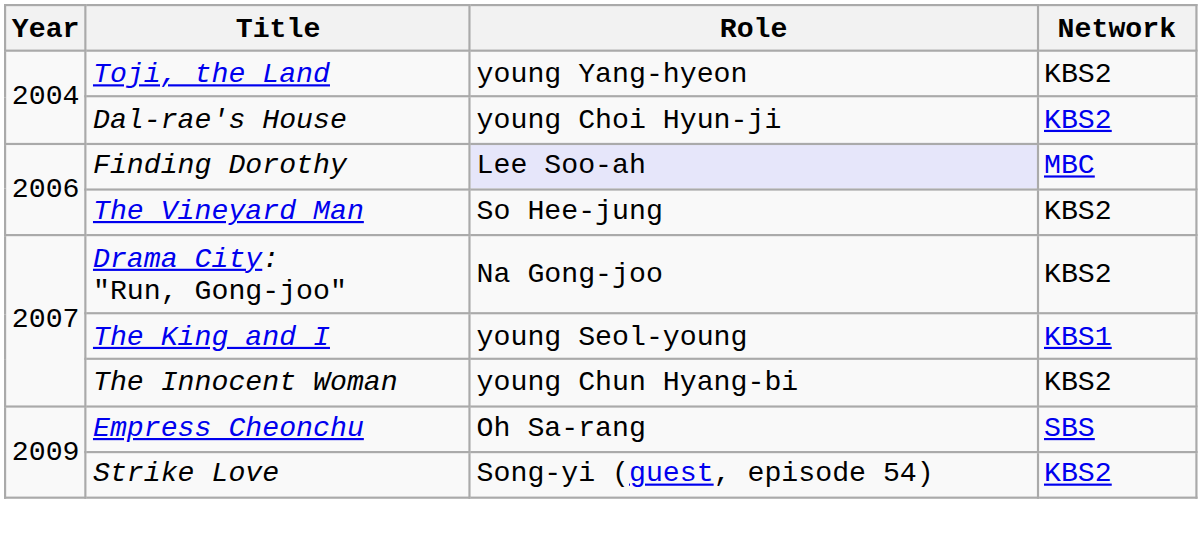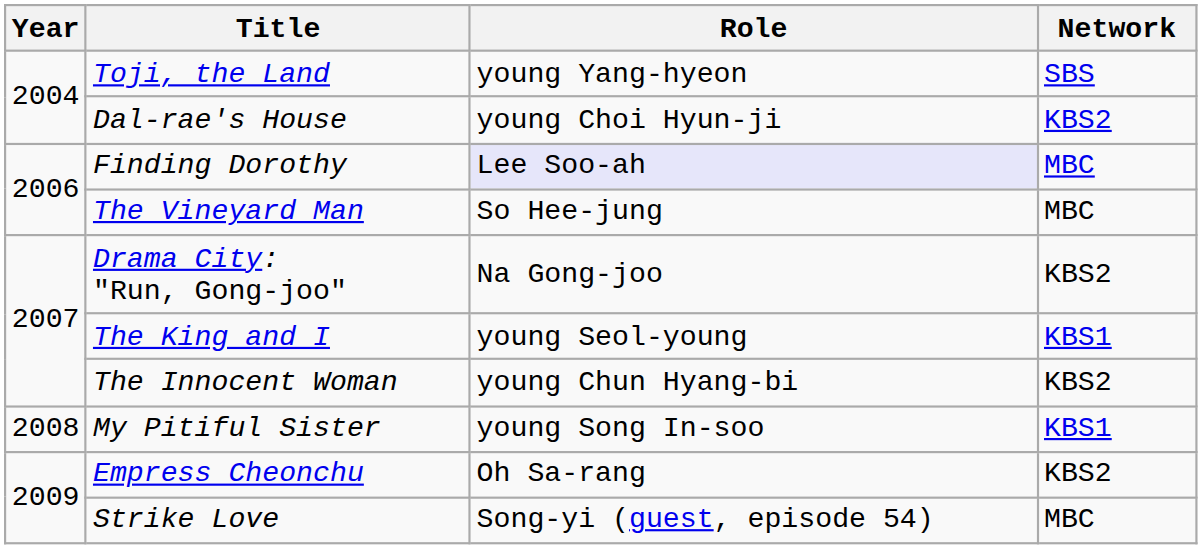(1078, 74) KBS2 -> (1069, 74) SBS
(1078, 212) KBS2 -> (1069, 212) MBC
+ row: (237, 428)
(1069, 428) SBS -> (1078, 474) KBS2
(1078, 474) KBS2 -> (1069, 520) MBC
